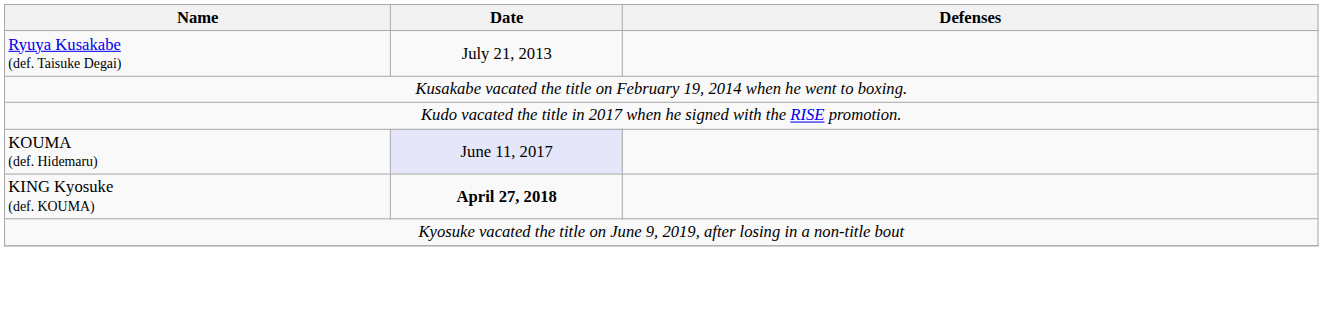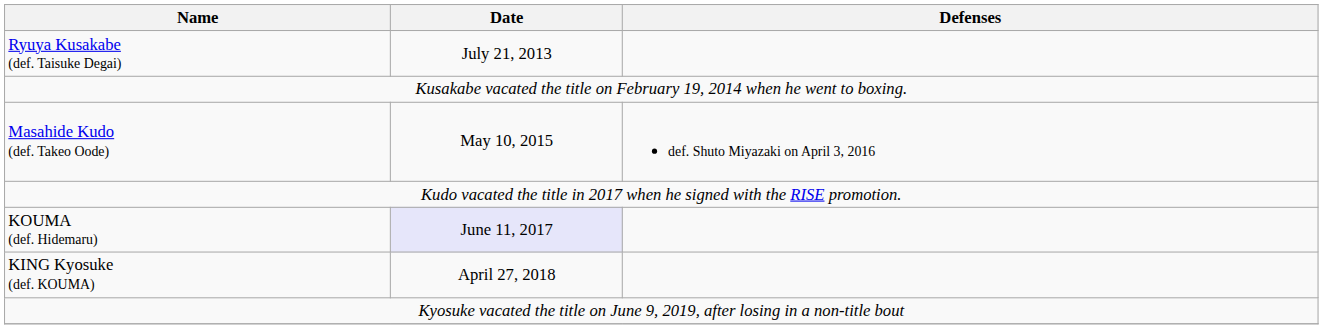+ row: (61, 141)
(507, 196) bold -> (507, 274) normal
